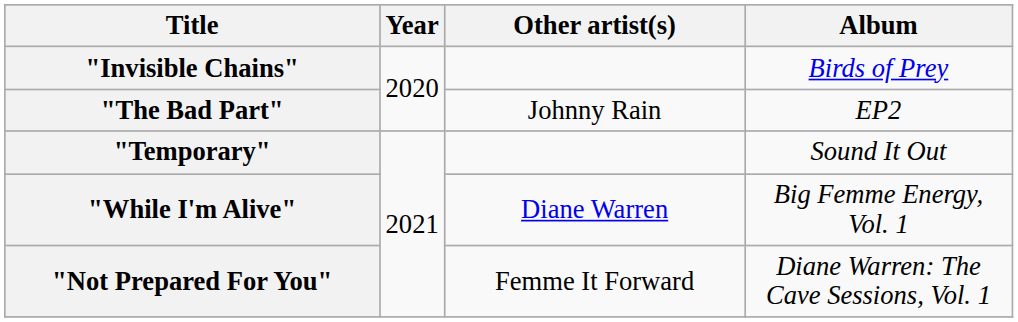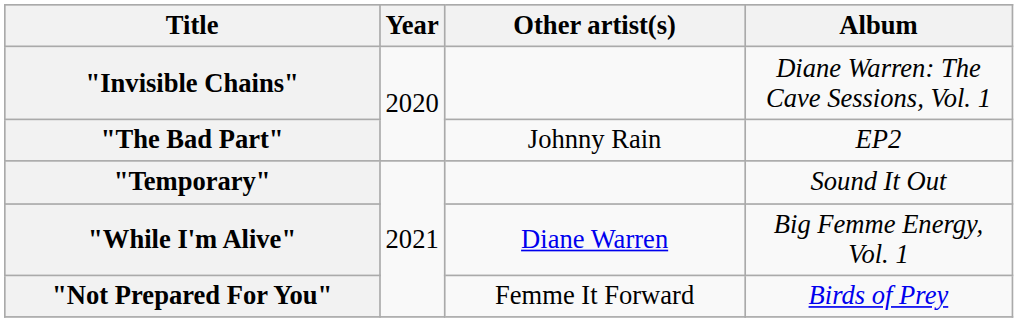(878, 67) Birds of Prey -> (878, 82) Diane Warren: The Cave Sessions, Vol. 1
(878, 280) Diane Warren: The Cave Sessions, Vol. 1 -> (878, 295) Birds of Prey
